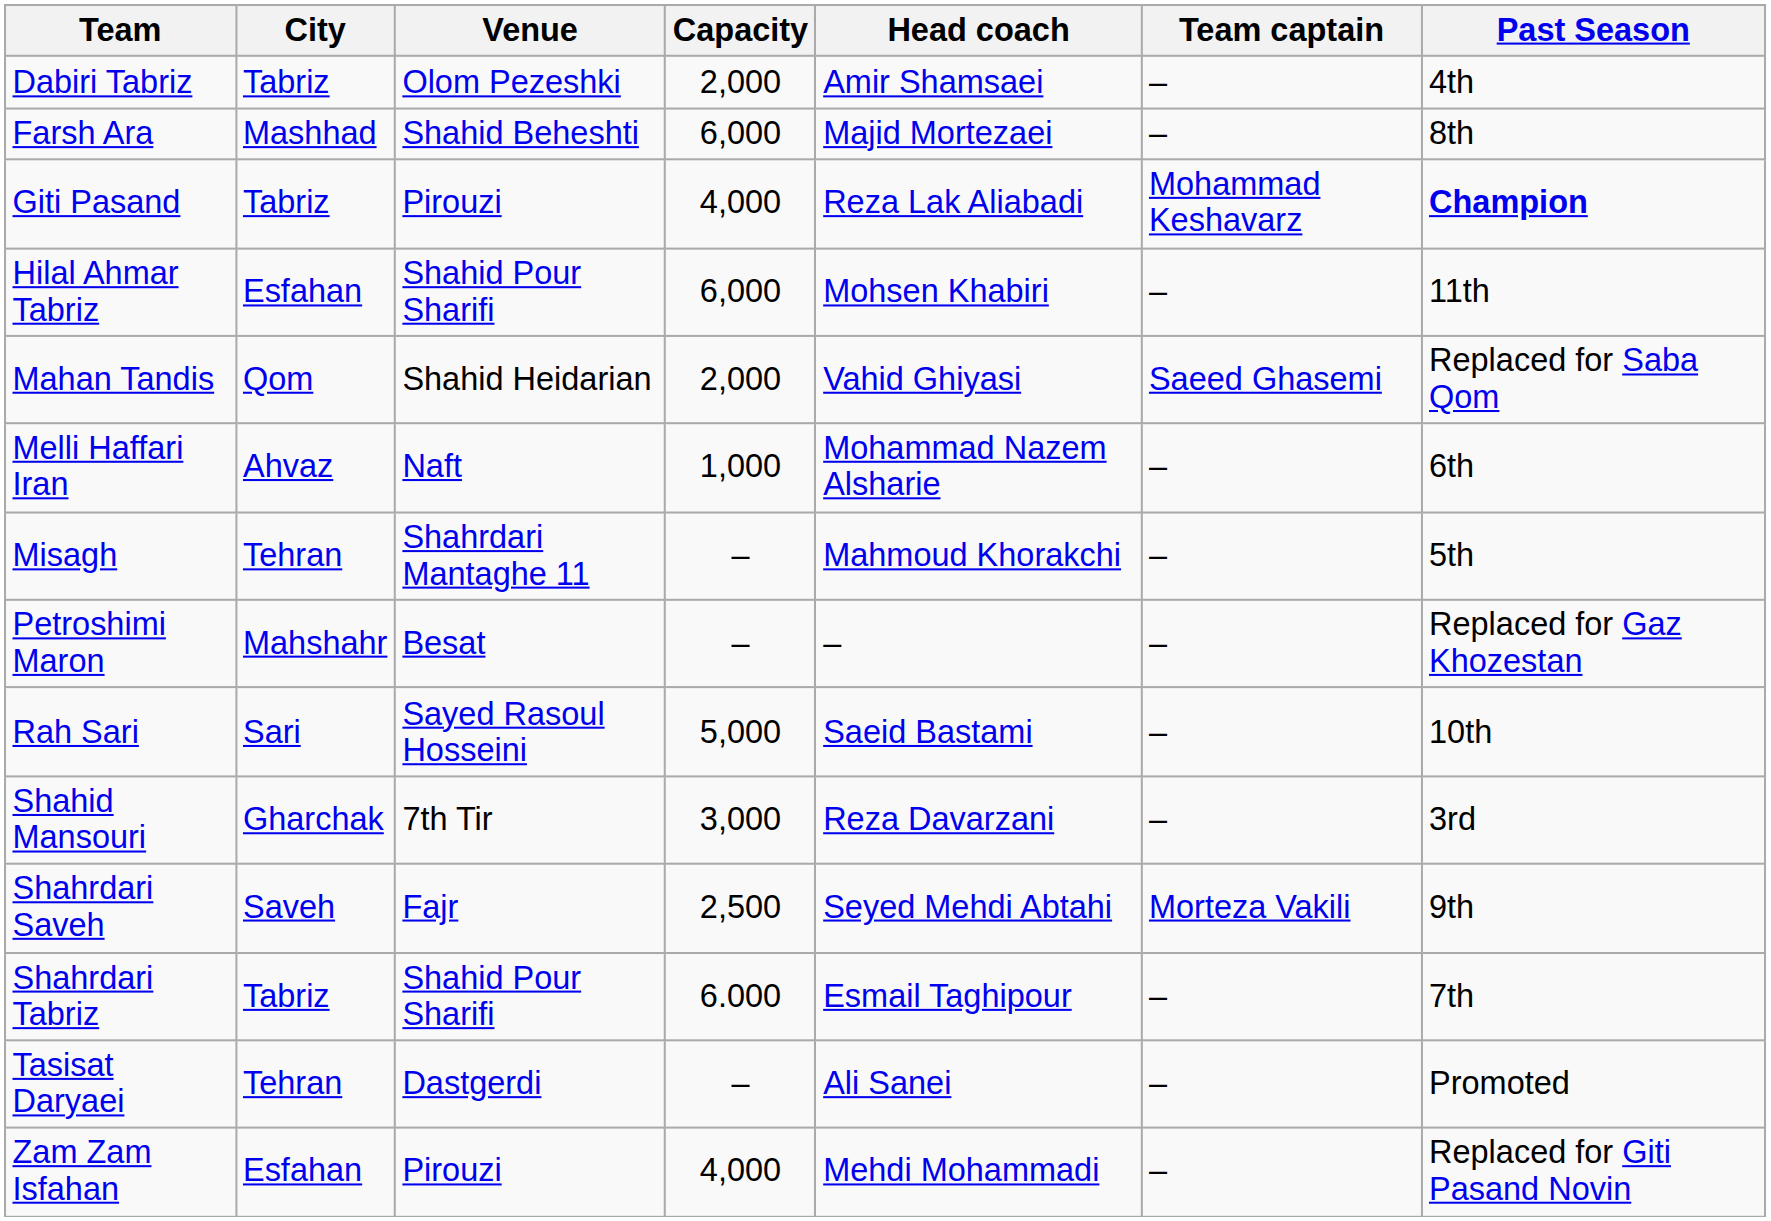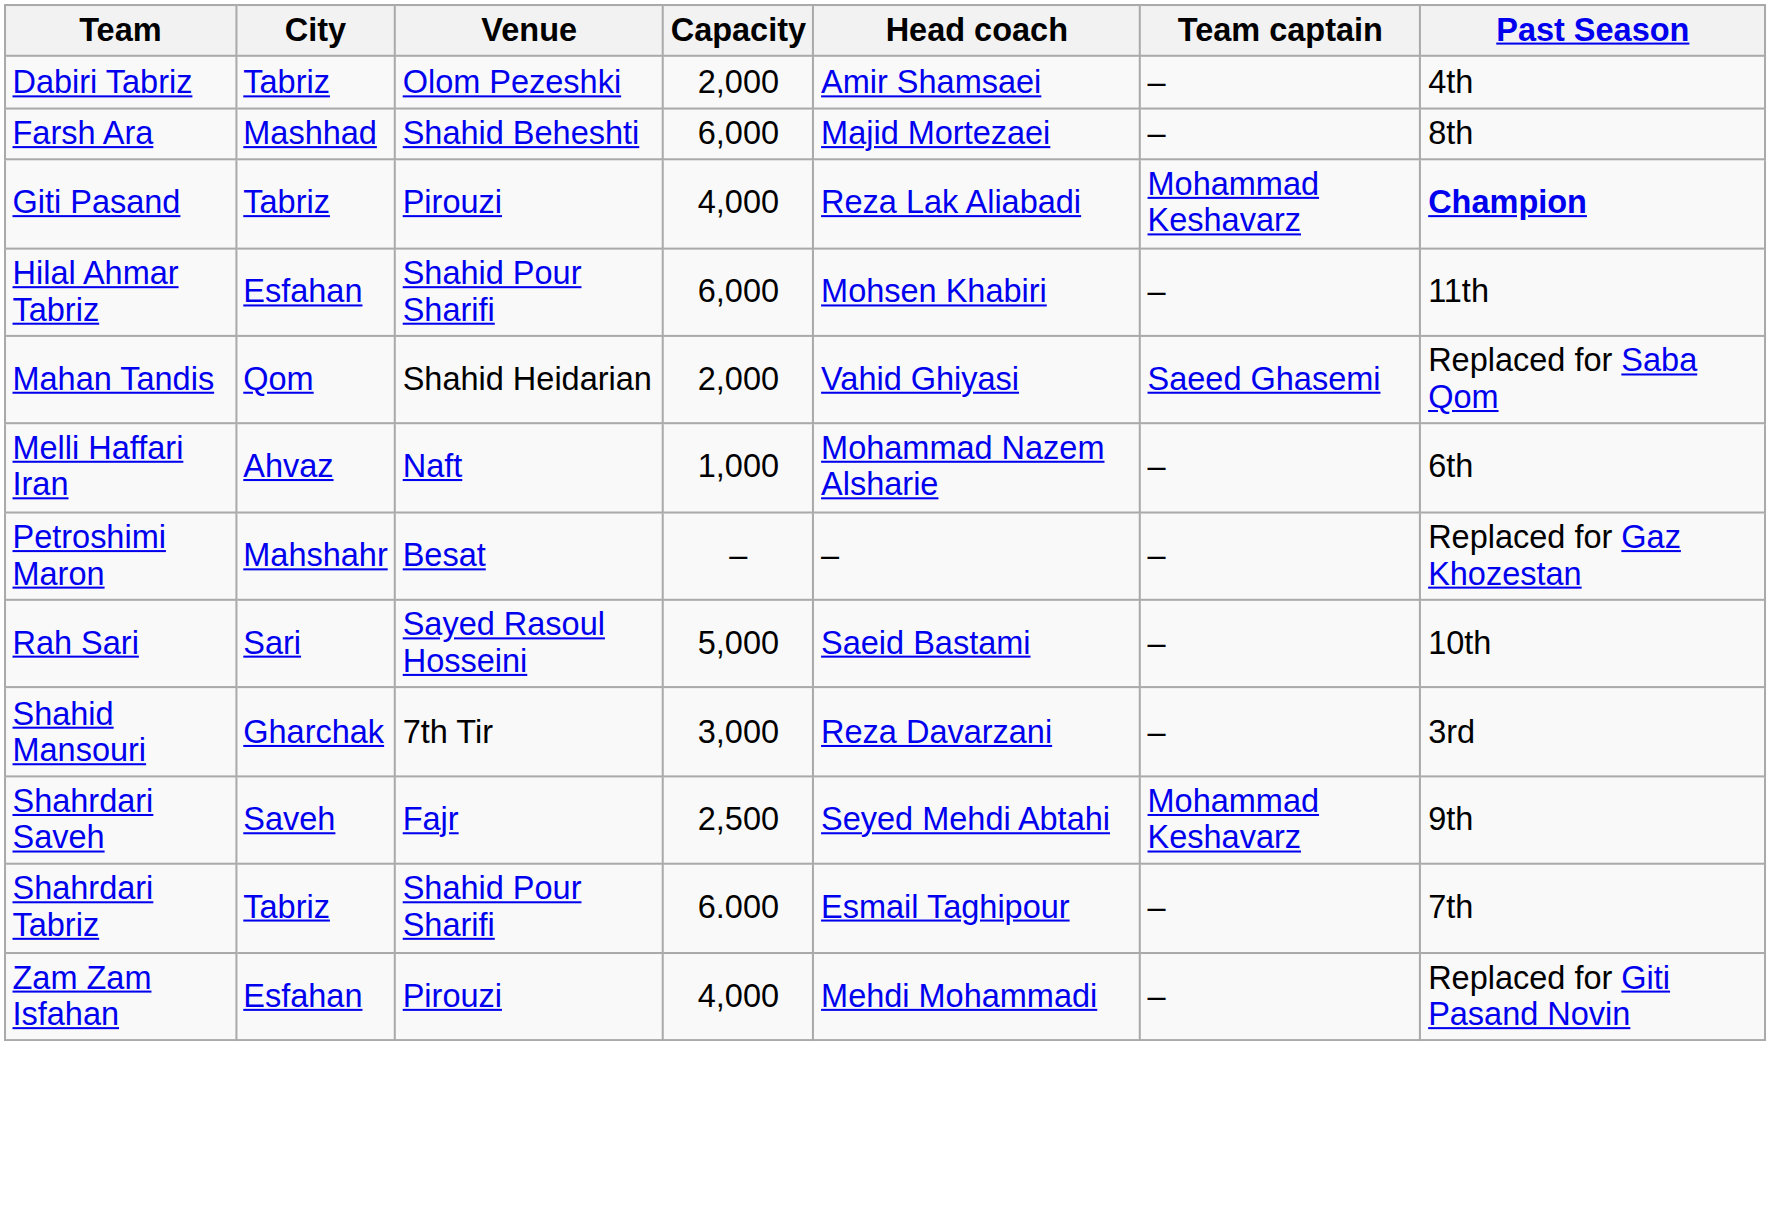- row: (65, 555)
(1250, 907) Morteza Vakili -> (1233, 819) Mohammad Keshavarz
- row: (68, 1083)
